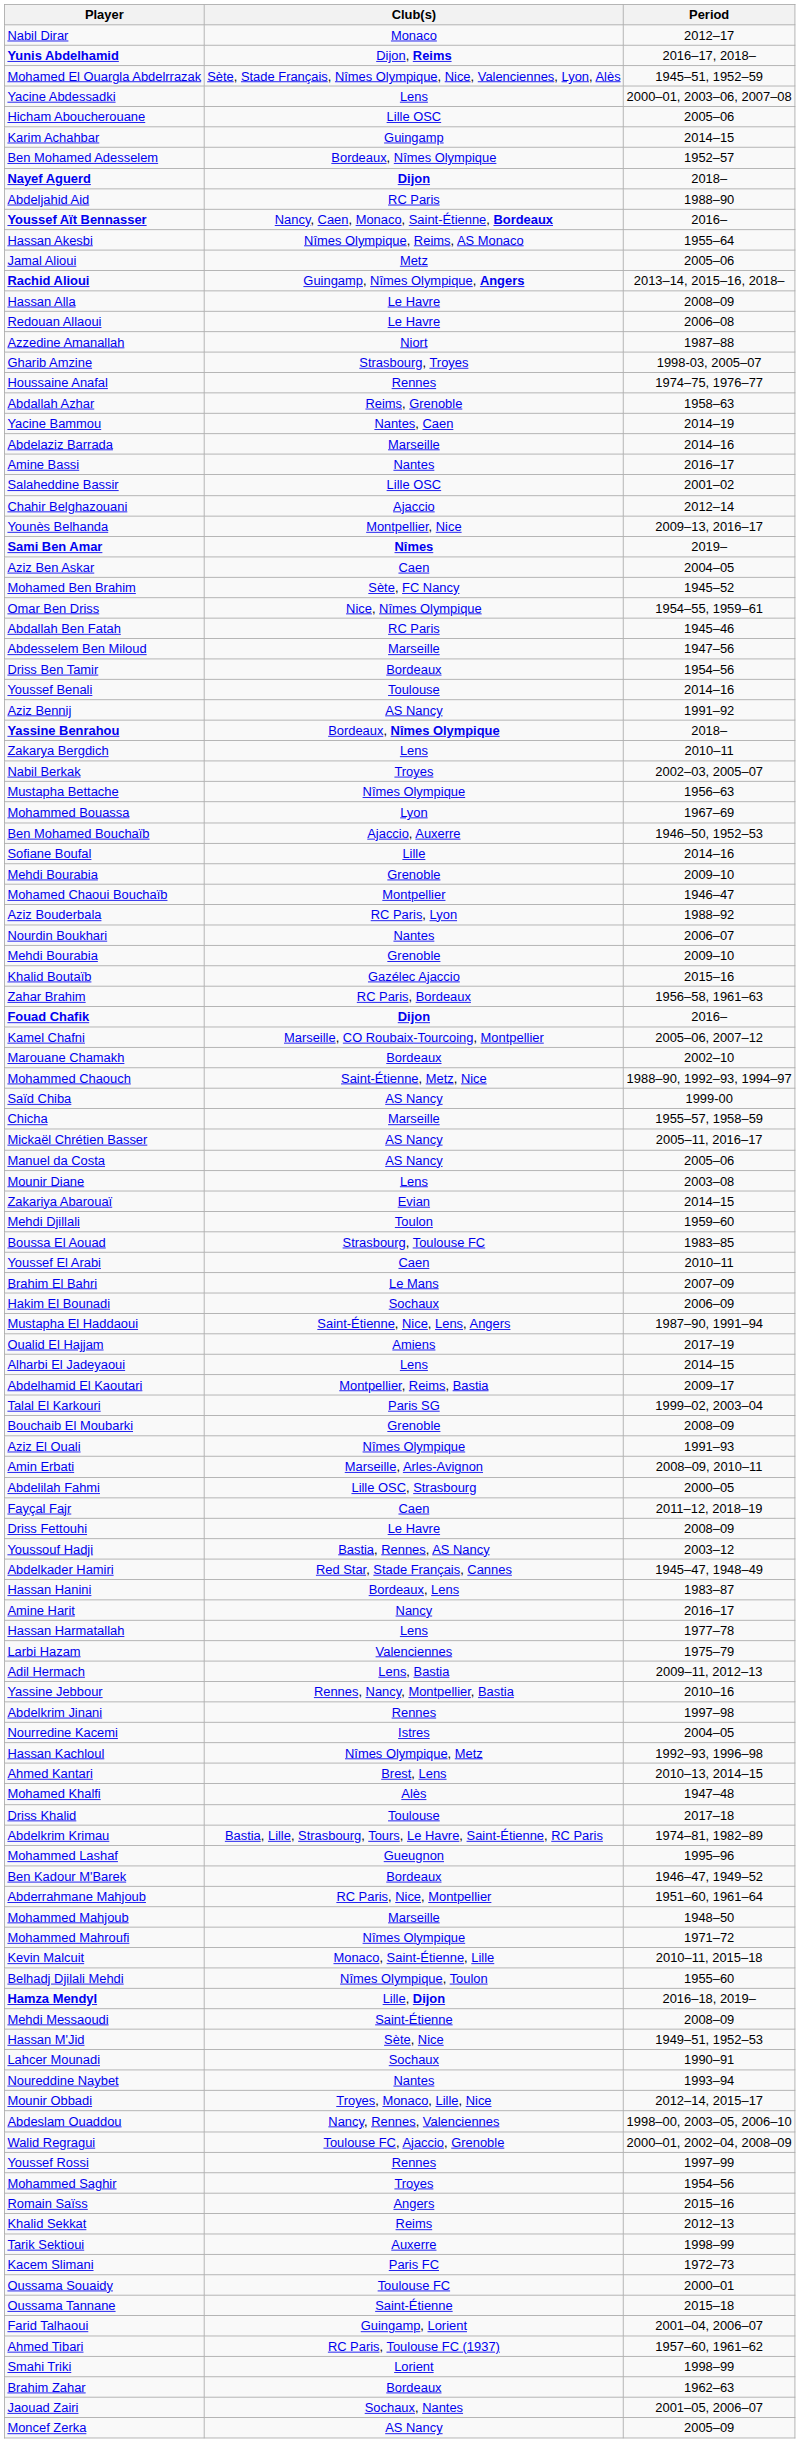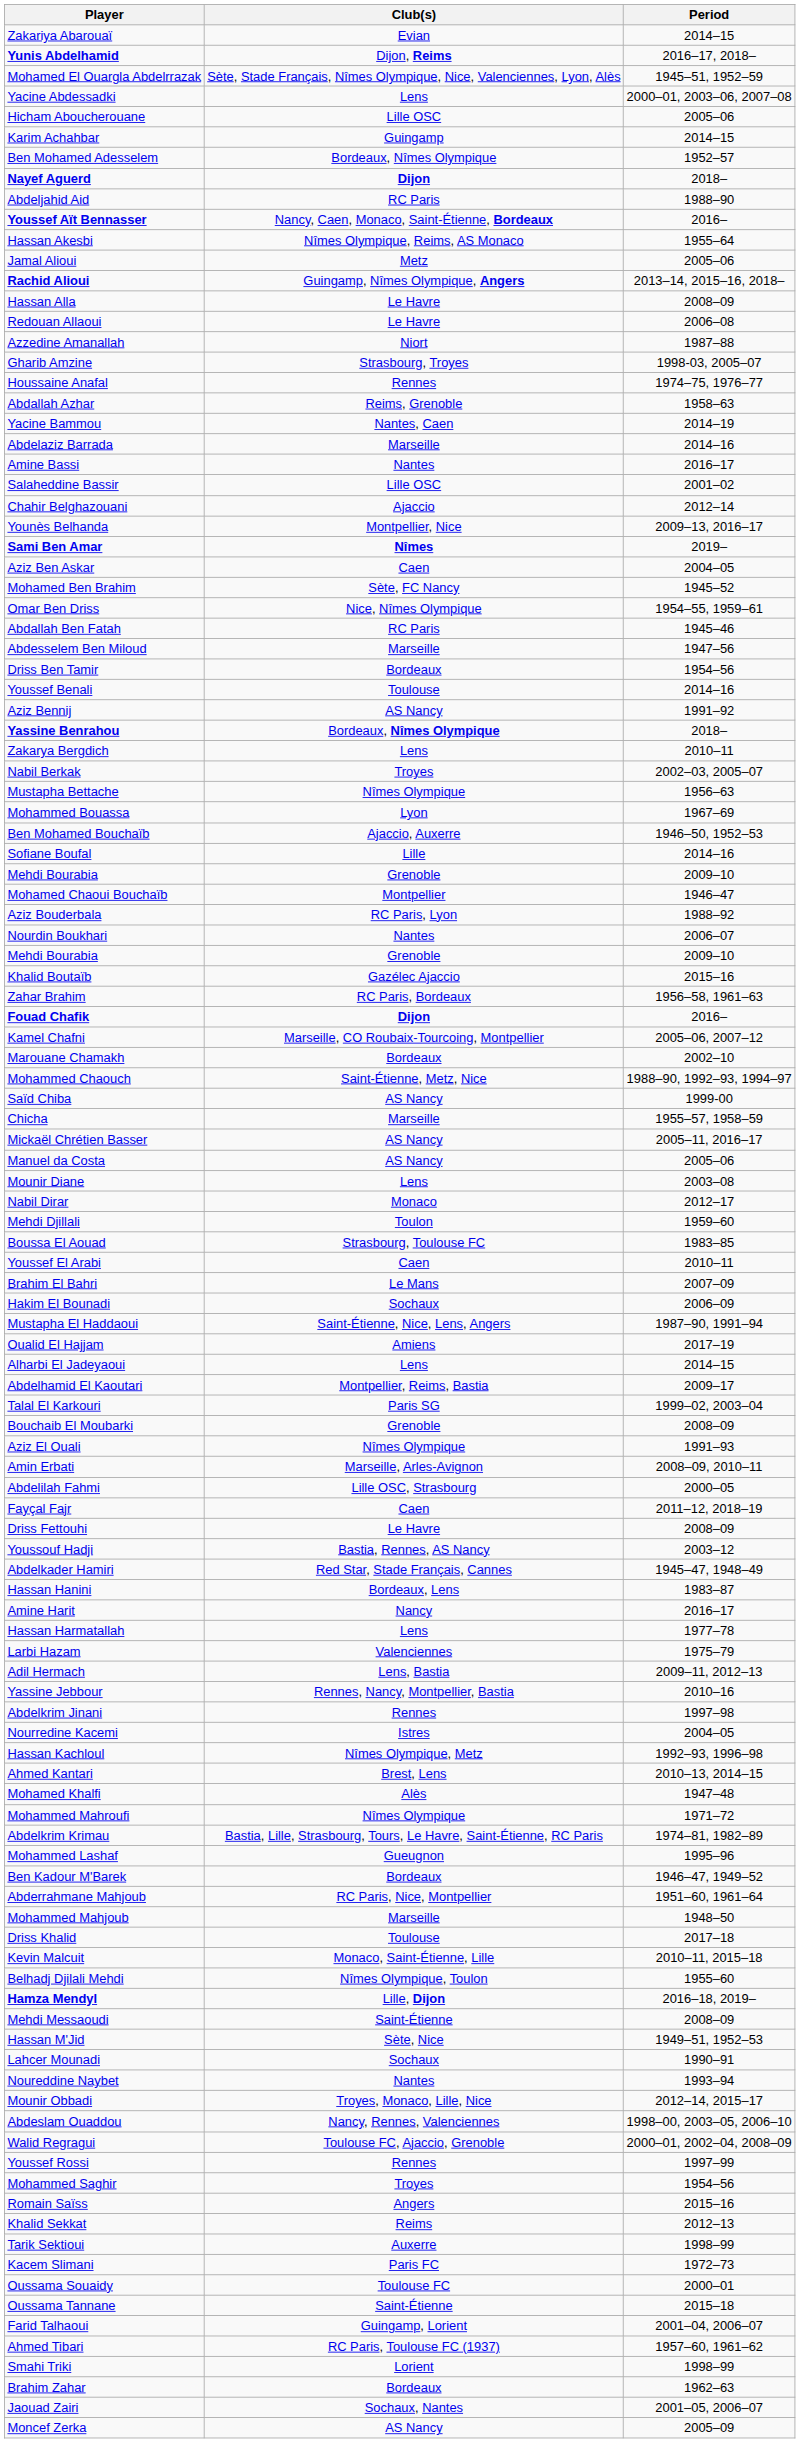rows swapped: (60, 1201) <-> (38, 35)
rows swapped: (42, 1815) <-> (68, 1937)
